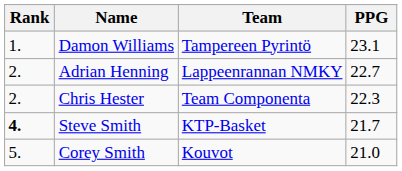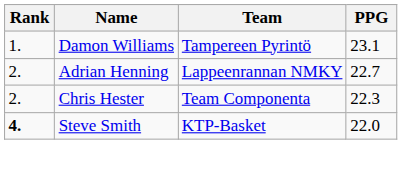(365, 125) 21.7 -> (365, 125) 22.0
- row: (102, 152)
